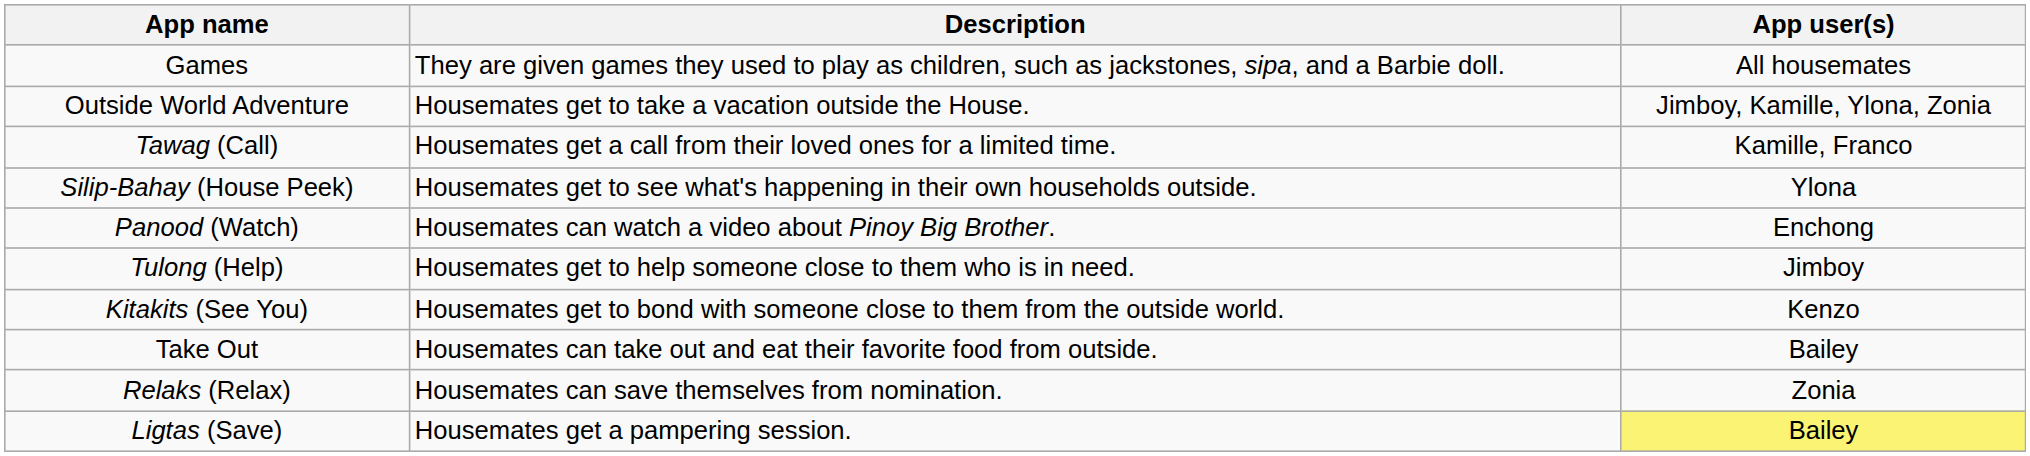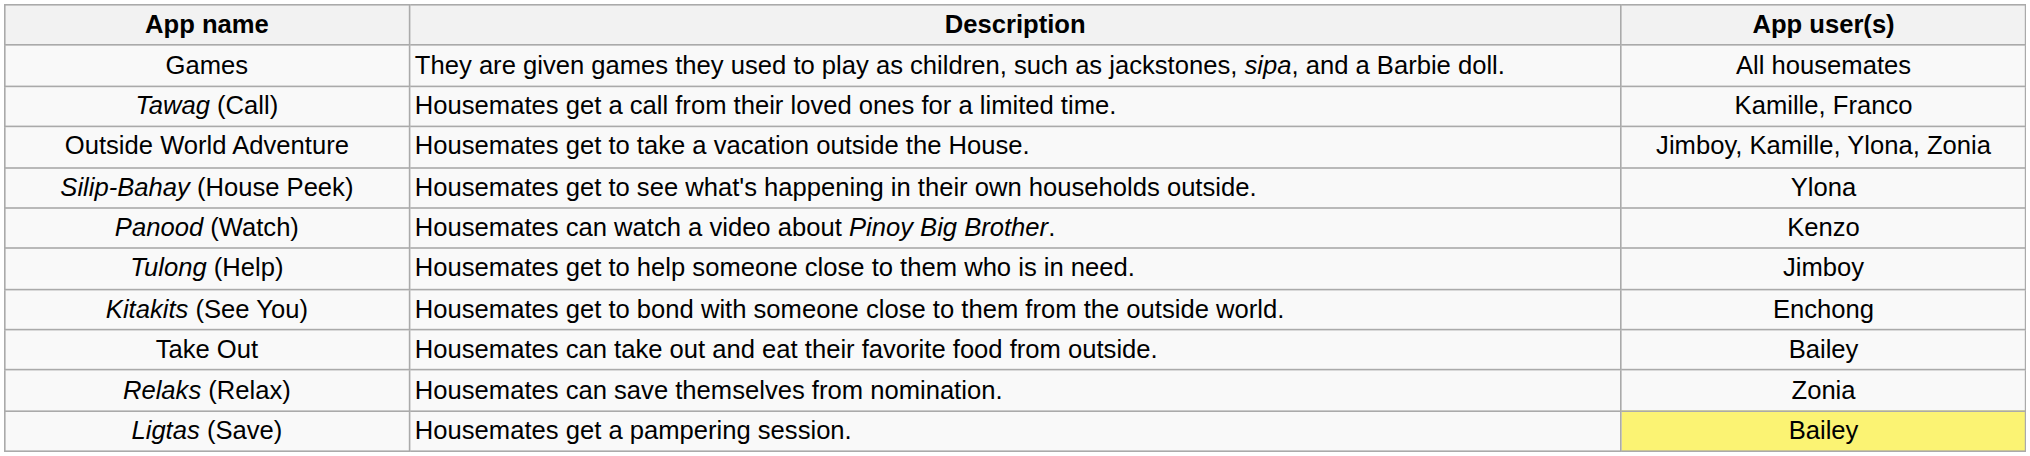rows swapped: (207, 146) <-> (207, 106)
(1824, 227) Enchong -> (1824, 227) Kenzo
(1824, 308) Kenzo -> (1824, 308) Enchong
